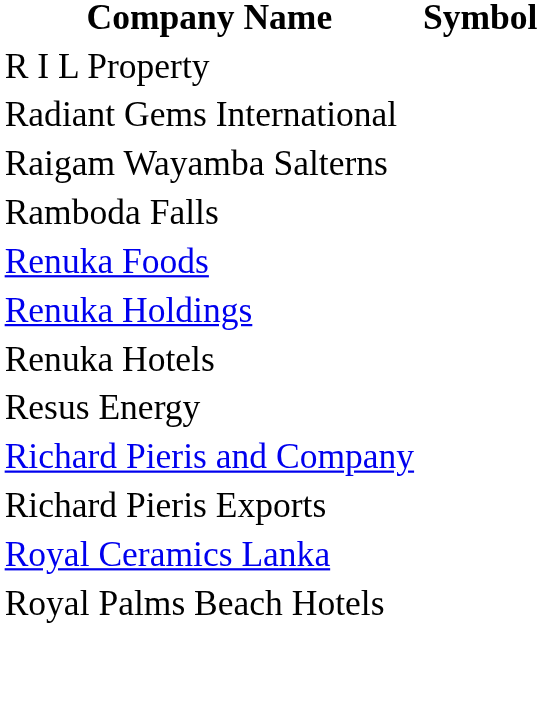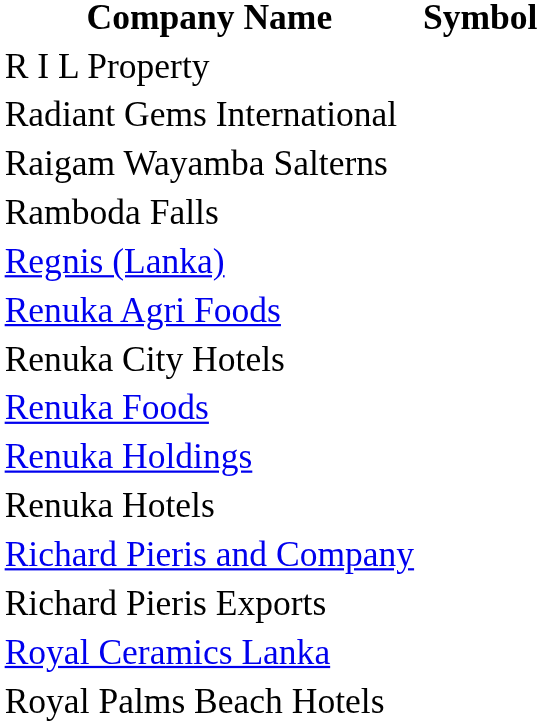+ row: (115, 261)
+ row: (143, 310)
+ row: (145, 358)
- row: (102, 407)
